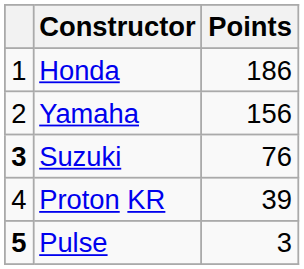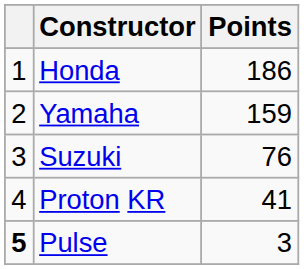(269, 113) 156 -> (269, 113) 159
(19, 157) bold -> (19, 157) normal
(277, 200) 39 -> (277, 200) 41
